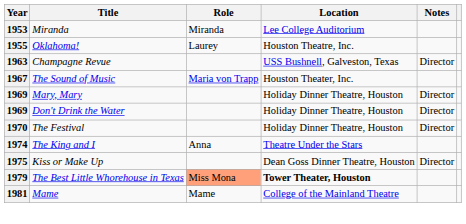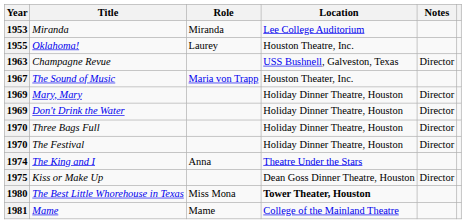+ row: (66, 128)
(17, 177) 1979 -> (17, 194) 1980
(212, 177) lightsalmon background -> (212, 194) no background
